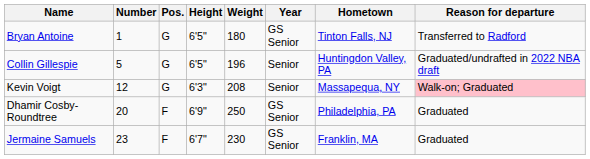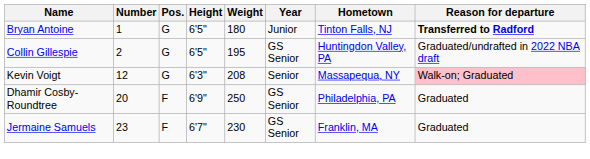(283, 36) GS Senior -> (282, 30) Junior
(472, 36) normal -> (476, 30) bold
(119, 65) 5 -> (119, 53) 2
(236, 65) 196 -> (236, 53) 195
(283, 65) Senior -> (283, 53) GS Senior
